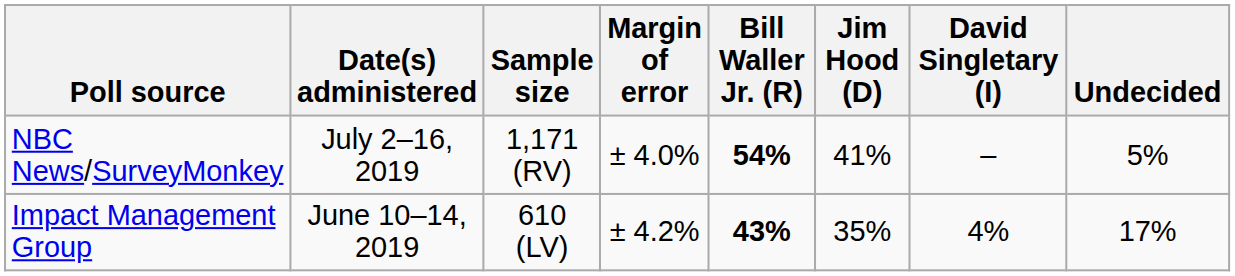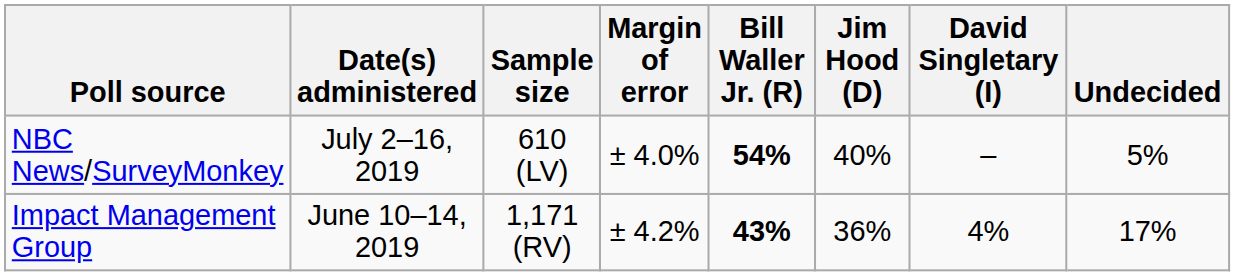(542, 154) 1,171 (RV) -> (542, 154) 610 (LV)
(862, 154) 41% -> (862, 154) 40%
(542, 232) 610 (LV) -> (542, 232) 1,171 (RV)
(862, 232) 35% -> (862, 232) 36%
